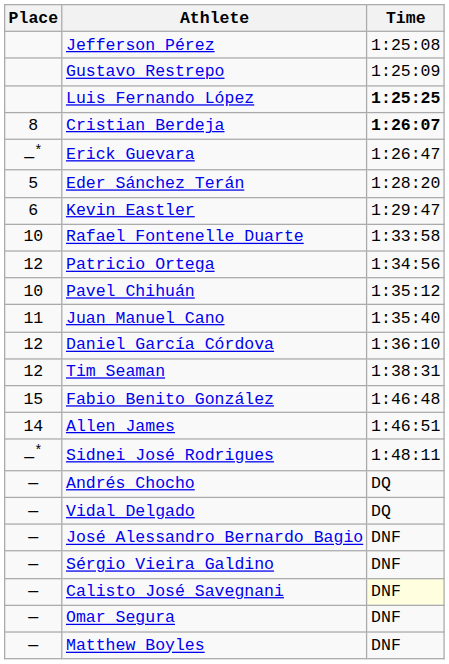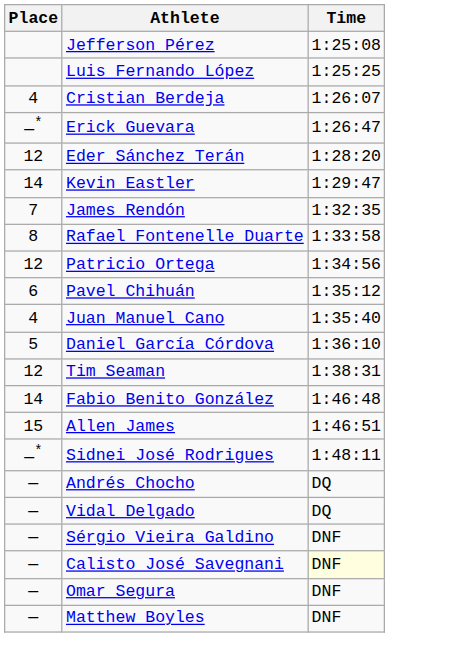- row: (145, 72)
(406, 99) bold -> (346, 72) normal
(33, 126) 8 -> (33, 99) 4
(406, 126) bold -> (346, 99) normal
(33, 184) 5 -> (33, 157) 12
(33, 211) 6 -> (33, 184) 14
+ row: (125, 211)
(33, 238) 10 -> (33, 238) 8
(33, 291) 10 -> (33, 291) 6
(33, 318) 11 -> (33, 318) 4
(33, 345) 12 -> (33, 345) 5
(33, 399) 15 -> (33, 399) 14
(33, 426) 14 -> (33, 426) 15
- row: (215, 538)
